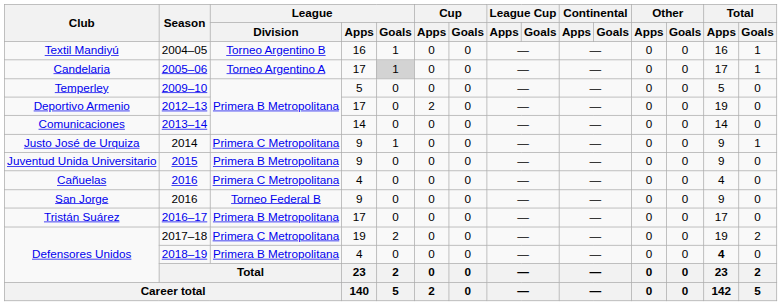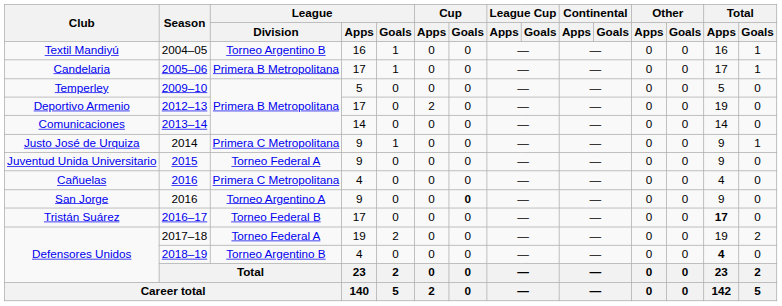(276, 69) Torneo Argentino A -> (276, 69) Primera B Metropolitana
(395, 69) lightgrey background -> (395, 69) no background
(276, 161) Primera B Metropolitana -> (276, 161) Torneo Federal A
(276, 198) Torneo Federal B -> (276, 198) Torneo Argentino A
(468, 198) normal -> (468, 198) bold
(276, 217) Primera B Metropolitana -> (276, 217) Torneo Federal B
(721, 217) normal -> (721, 217) bold
(276, 236) Primera C Metropolitana -> (276, 236) Torneo Federal A
(276, 254) Primera B Metropolitana -> (276, 254) Torneo Argentino B
